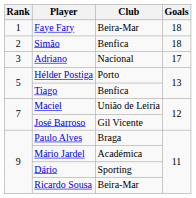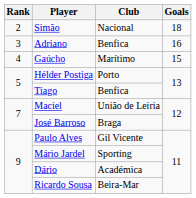- row: (54, 28)
(113, 43) Benfica -> (115, 28) Nacional
(115, 59) Nacional -> (113, 43) Benfica
(177, 59) 17 -> (177, 43) 16
+ row: (50, 59)
(120, 122) Gil Vicente -> (109, 122) Braga
(109, 138) Braga -> (120, 138) Gil Vicente
(120, 153) Académica -> (115, 153) Sporting
(115, 169) Sporting -> (120, 169) Académica
